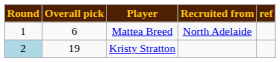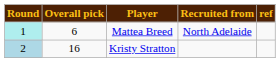(23, 31) no background -> (23, 31) paleturquoise background
(74, 48) 19 -> (74, 48) 16
